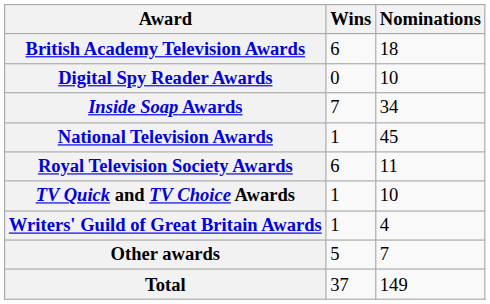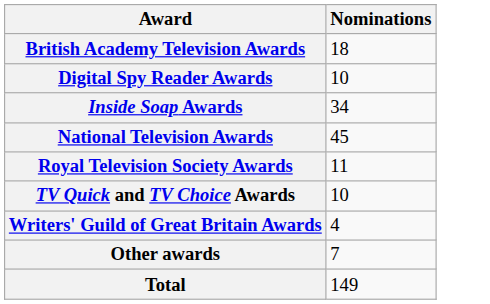- column: (351, 19)
